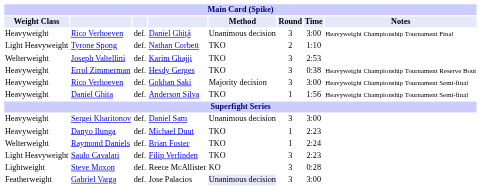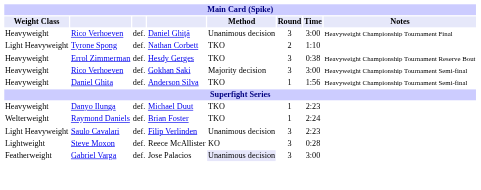- row: (170, 58)
- row: (168, 119)
(217, 155) TKO -> (242, 131) Unanimous decision
